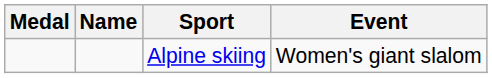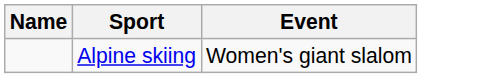- column: (40, 22)
